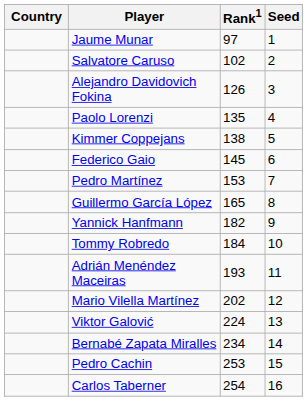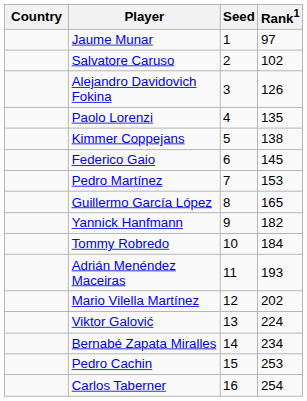columns swapped: (242, 16) <-> (284, 16)
